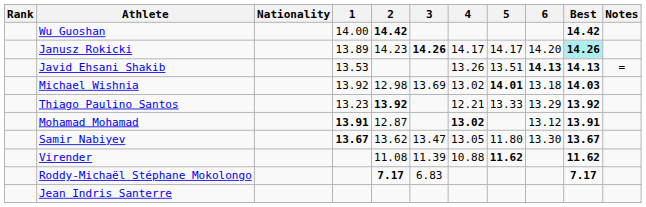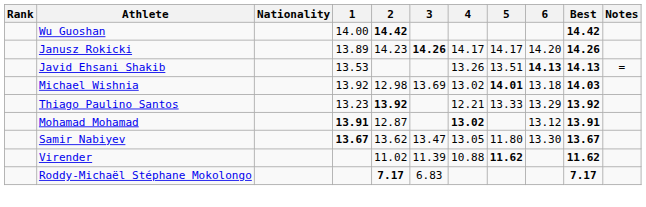(583, 49) paleturquoise background -> (583, 49) no background
(391, 158) 11.08 -> (391, 158) 11.02
- row: (105, 194)
